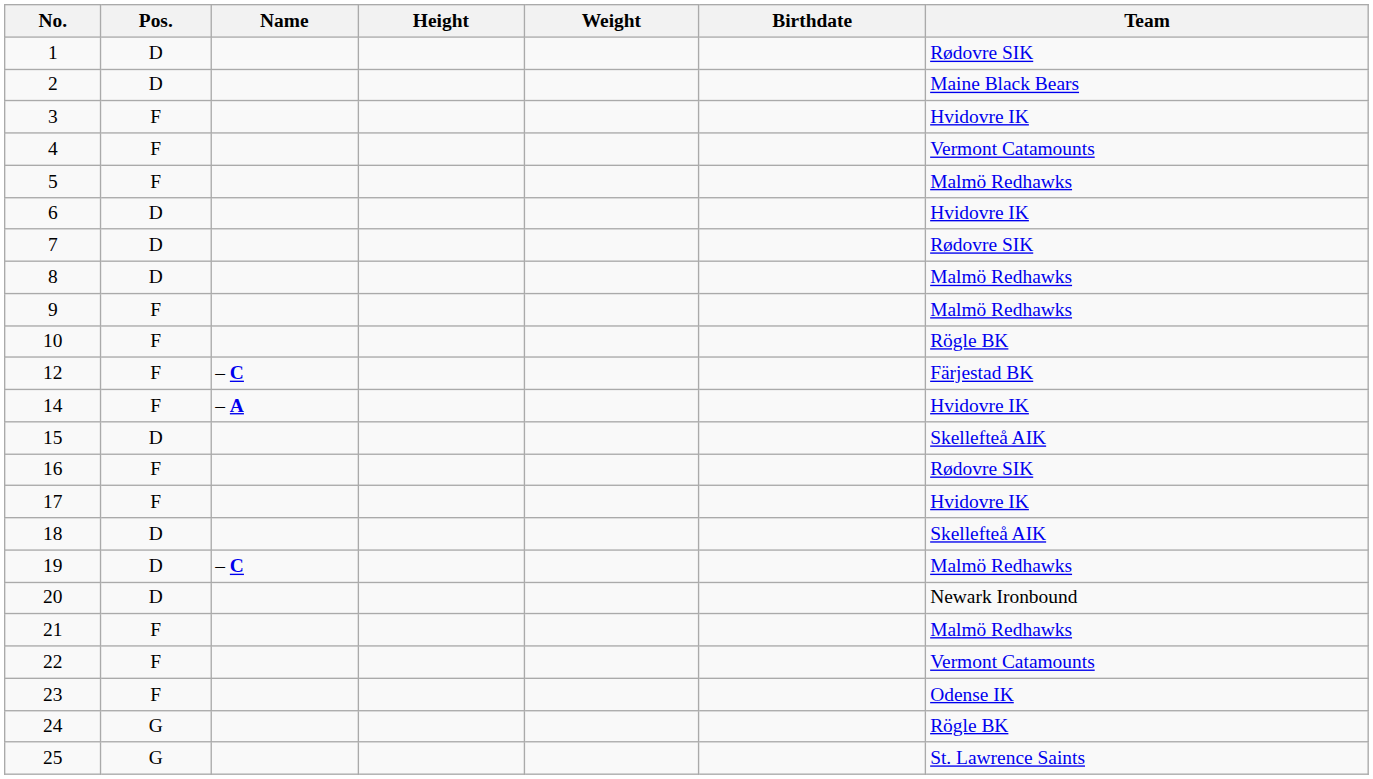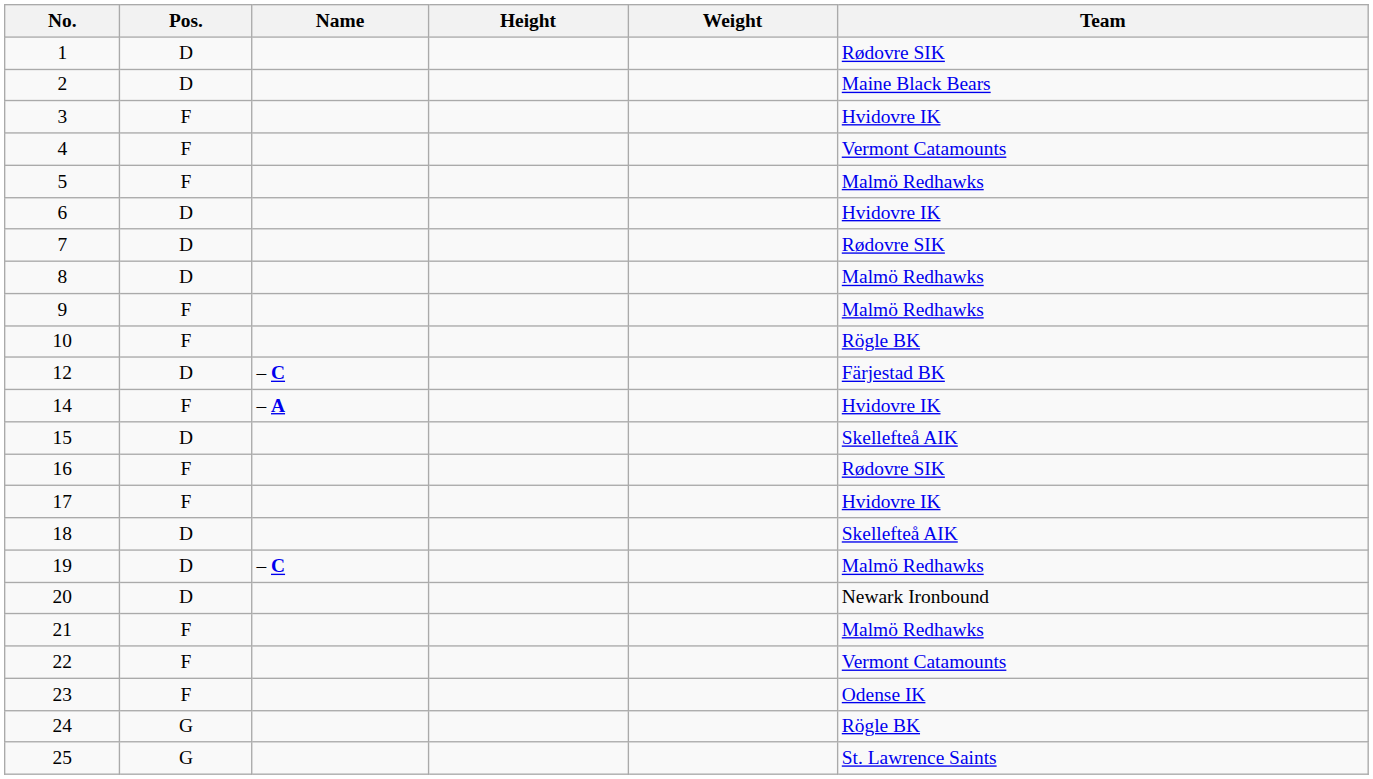- column: (812, 20)
(156, 373) F -> (186, 373) D
